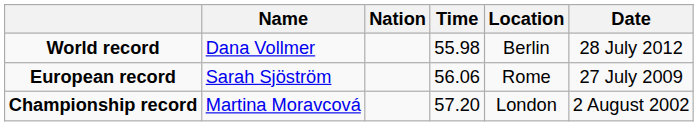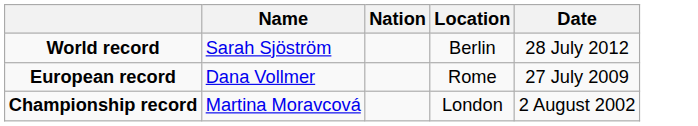- column: (457, 18)
(260, 47) Dana Vollmer -> (269, 47) Sarah Sjöström
(269, 76) Sarah Sjöström -> (260, 76) Dana Vollmer
